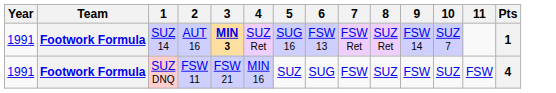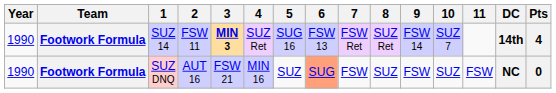+ column: (511, 14)
(21, 39) 1991 -> (21, 39) 1990
(195, 39) AUT 16 -> (195, 39) FSW 11
(508, 39) 1 -> (539, 39) 4
(21, 72) 1991 -> (21, 72) 1990
(195, 71) FSW 11 -> (195, 71) AUT 16
(322, 72) no background -> (322, 72) lightsalmon background
(508, 72) 4 -> (539, 72) 0
